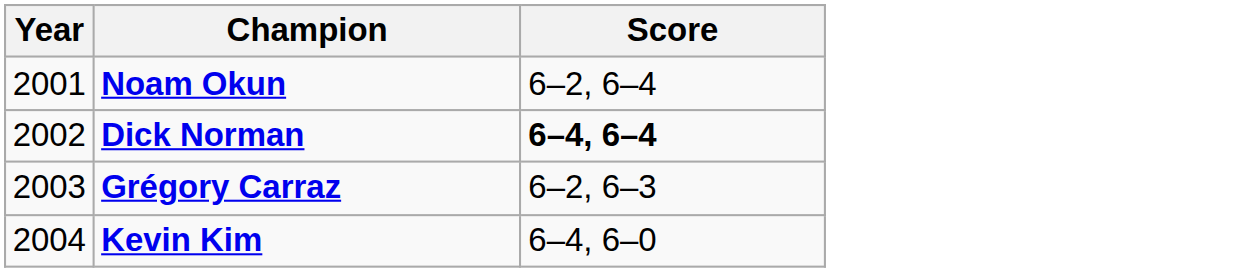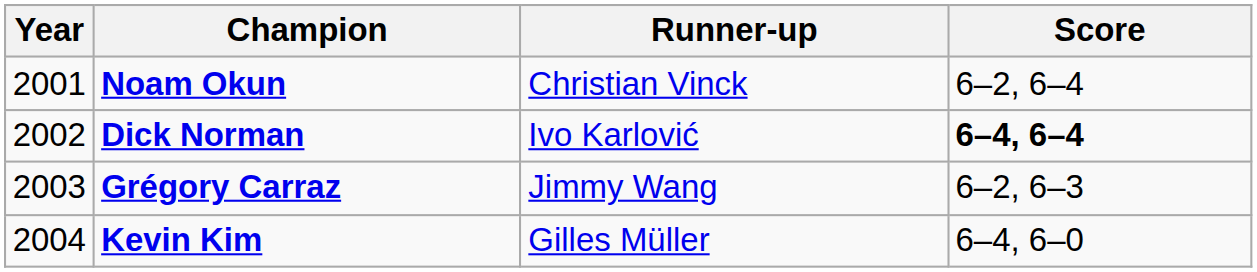+ column: (734, 30)
